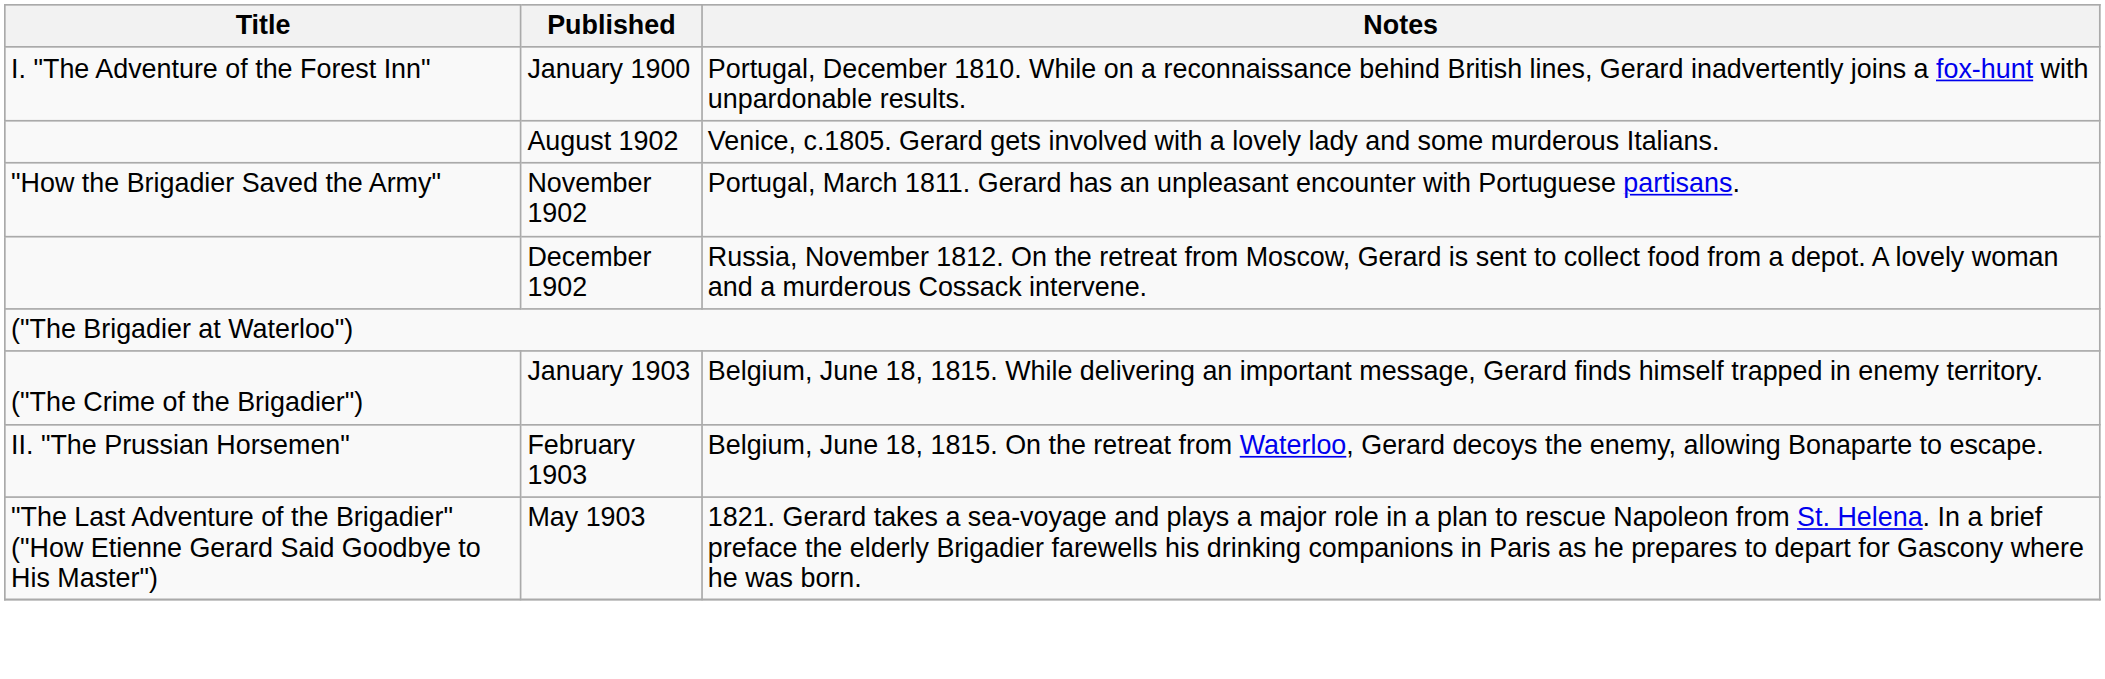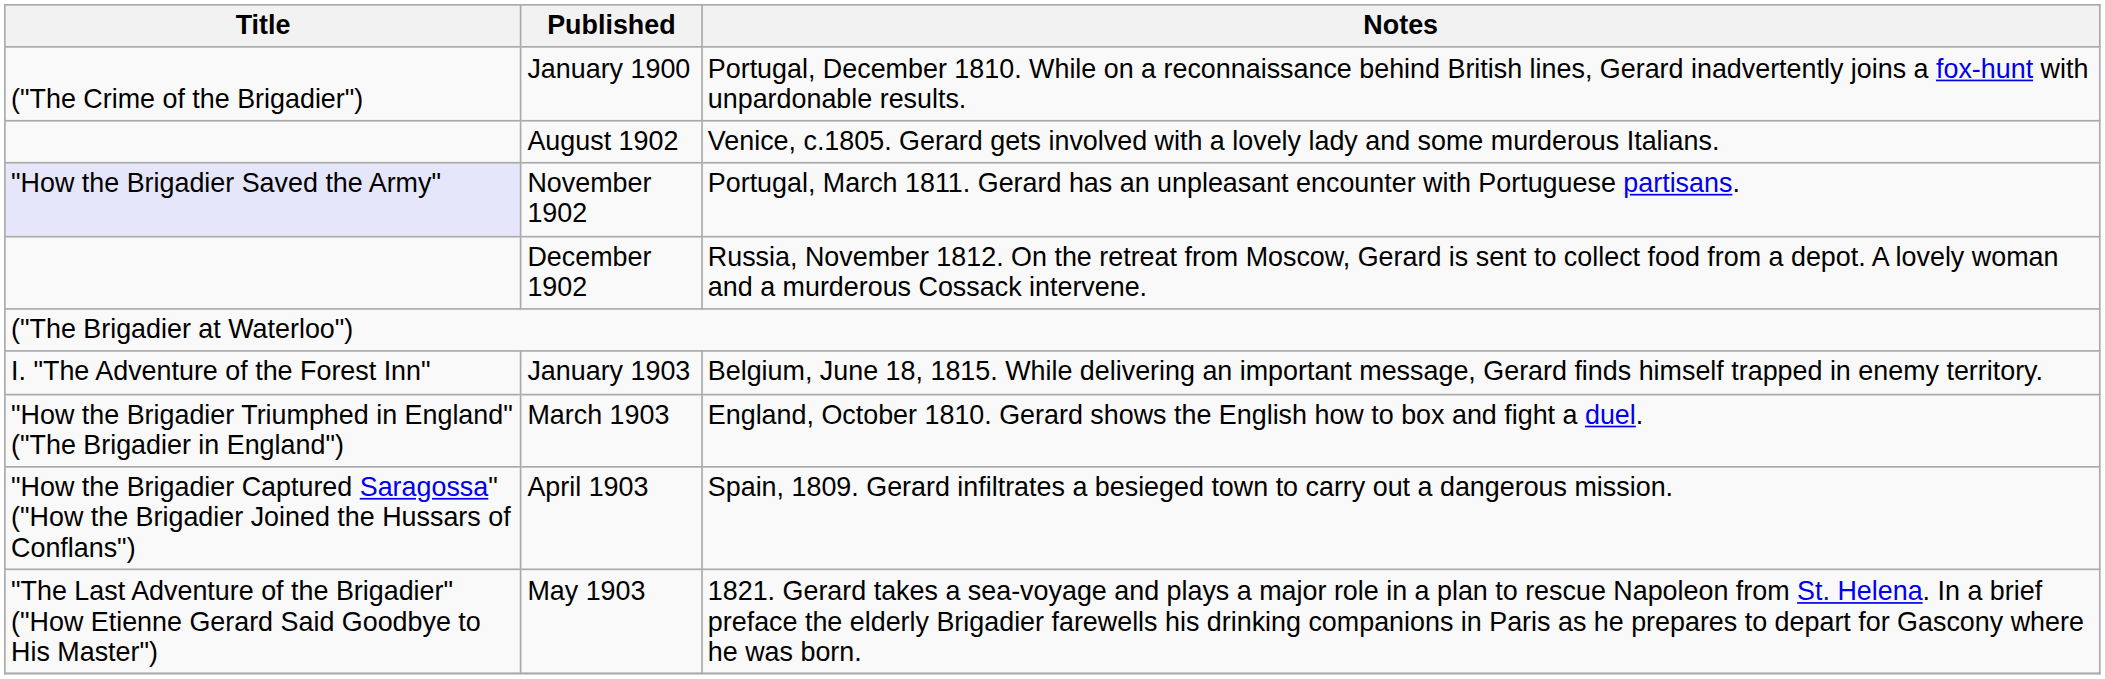(221, 68) I. "The Adventure of the Forest Inn" -> (187, 98) ("The Crime of the Brigadier")
(226, 183) no background -> (226, 183) lavender background
(187, 402) ("The Crime of the Brigadier") -> (221, 372) I. "The Adventure of the Forest Inn"
- row: (581, 460)
+ row: (598, 414)
+ row: (588, 487)
